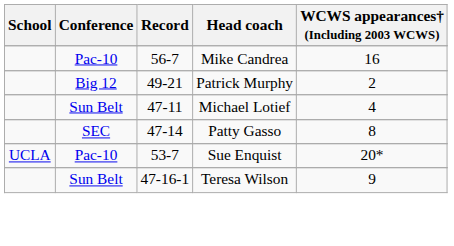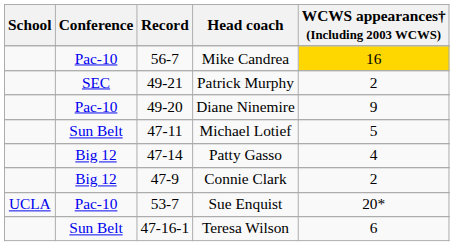(372, 58) no background -> (374, 58) gold background
(96, 82) Big 12 -> (96, 82) SEC
+ row: (245, 107)
(372, 107) 4 -> (374, 131) 5
(96, 131) SEC -> (96, 155) Big 12
(372, 131) 8 -> (374, 155) 4
+ row: (245, 180)
(372, 180) 9 -> (374, 228) 6
